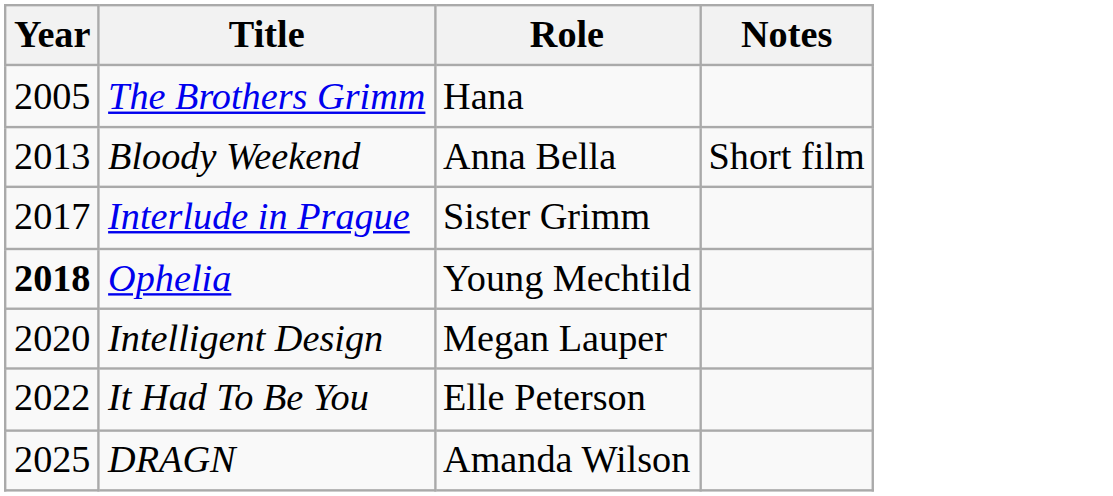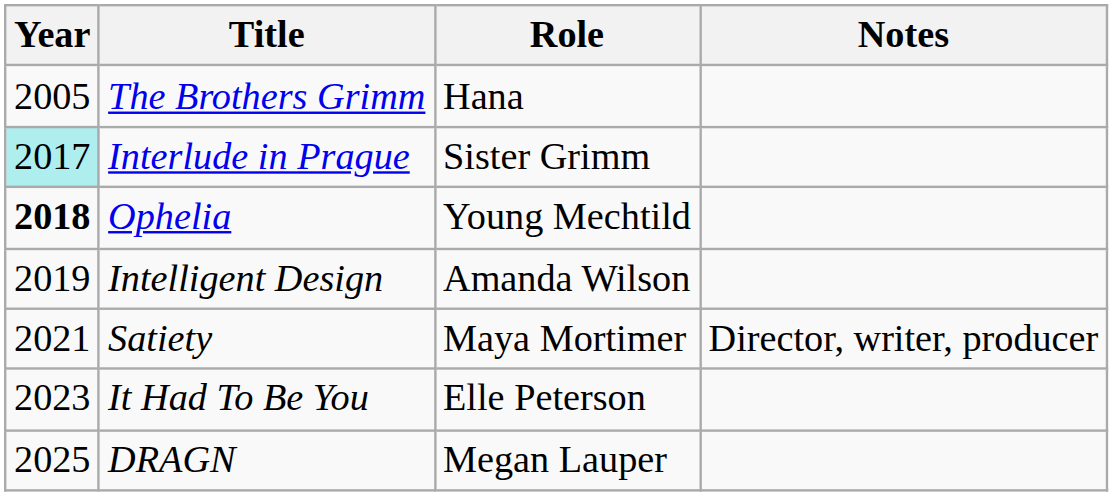- row: (234, 156)
(52, 216) no background -> (52, 156) paleturquoise background
(52, 338) 2020 -> (52, 277) 2019
(555, 338) Megan Lauper -> (567, 277) Amanda Wilson
+ row: (160, 338)
(52, 398) 2022 -> (52, 398) 2023
(567, 459) Amanda Wilson -> (555, 459) Megan Lauper
